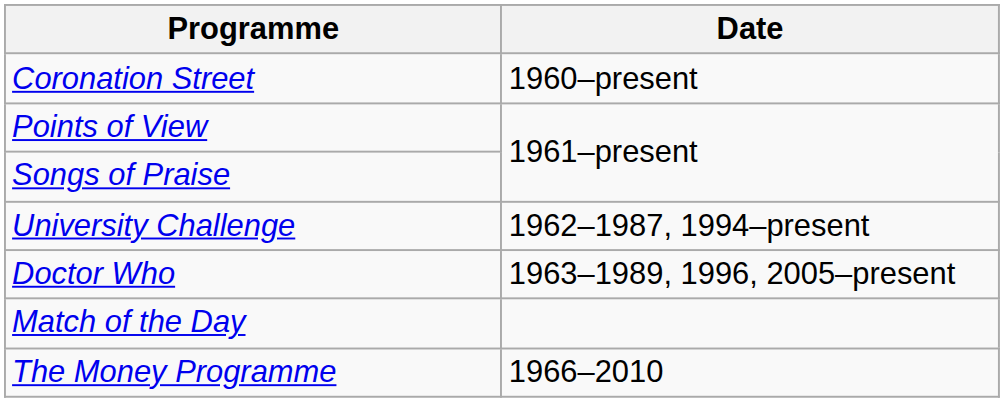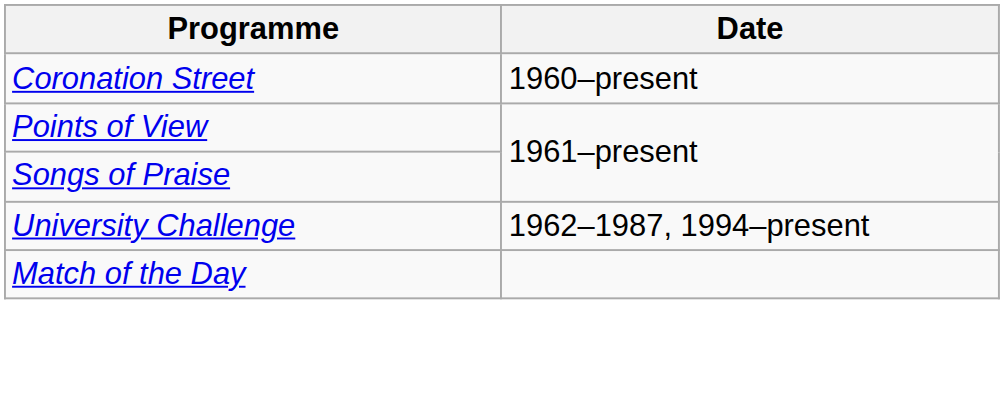- row: (94, 273)
- row: (174, 371)
